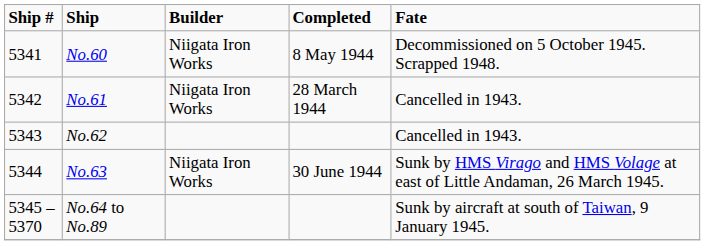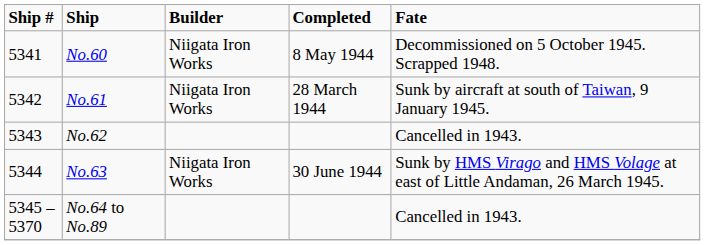(458, 99) Cancelled in 1943. -> (522, 99) Sunk by aircraft at south of Taiwan, 9 January 1945.
(522, 217) Sunk by aircraft at south of Taiwan, 9 January 1945. -> (458, 217) Cancelled in 1943.
